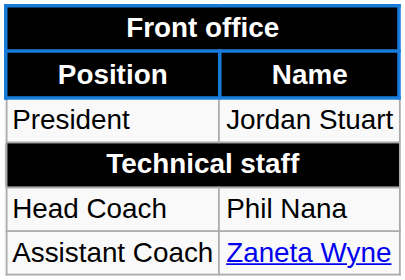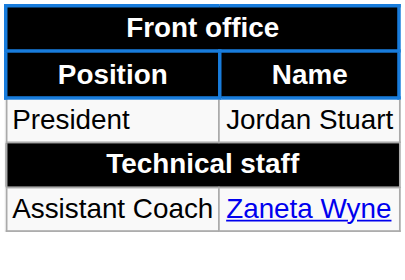- row: (90, 208)
